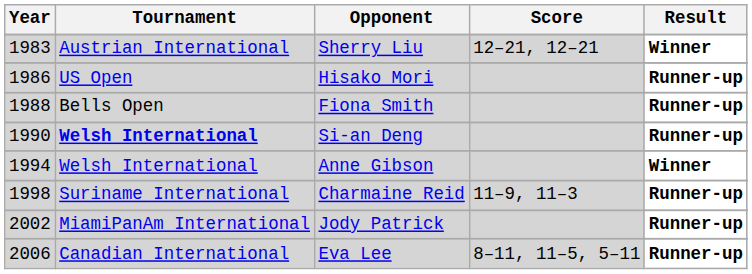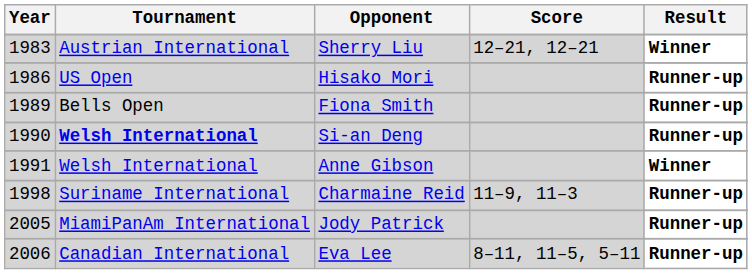(30, 107) 1988 -> (30, 107) 1989
(30, 166) 1994 -> (30, 166) 1991
(30, 224) 2002 -> (30, 224) 2005
